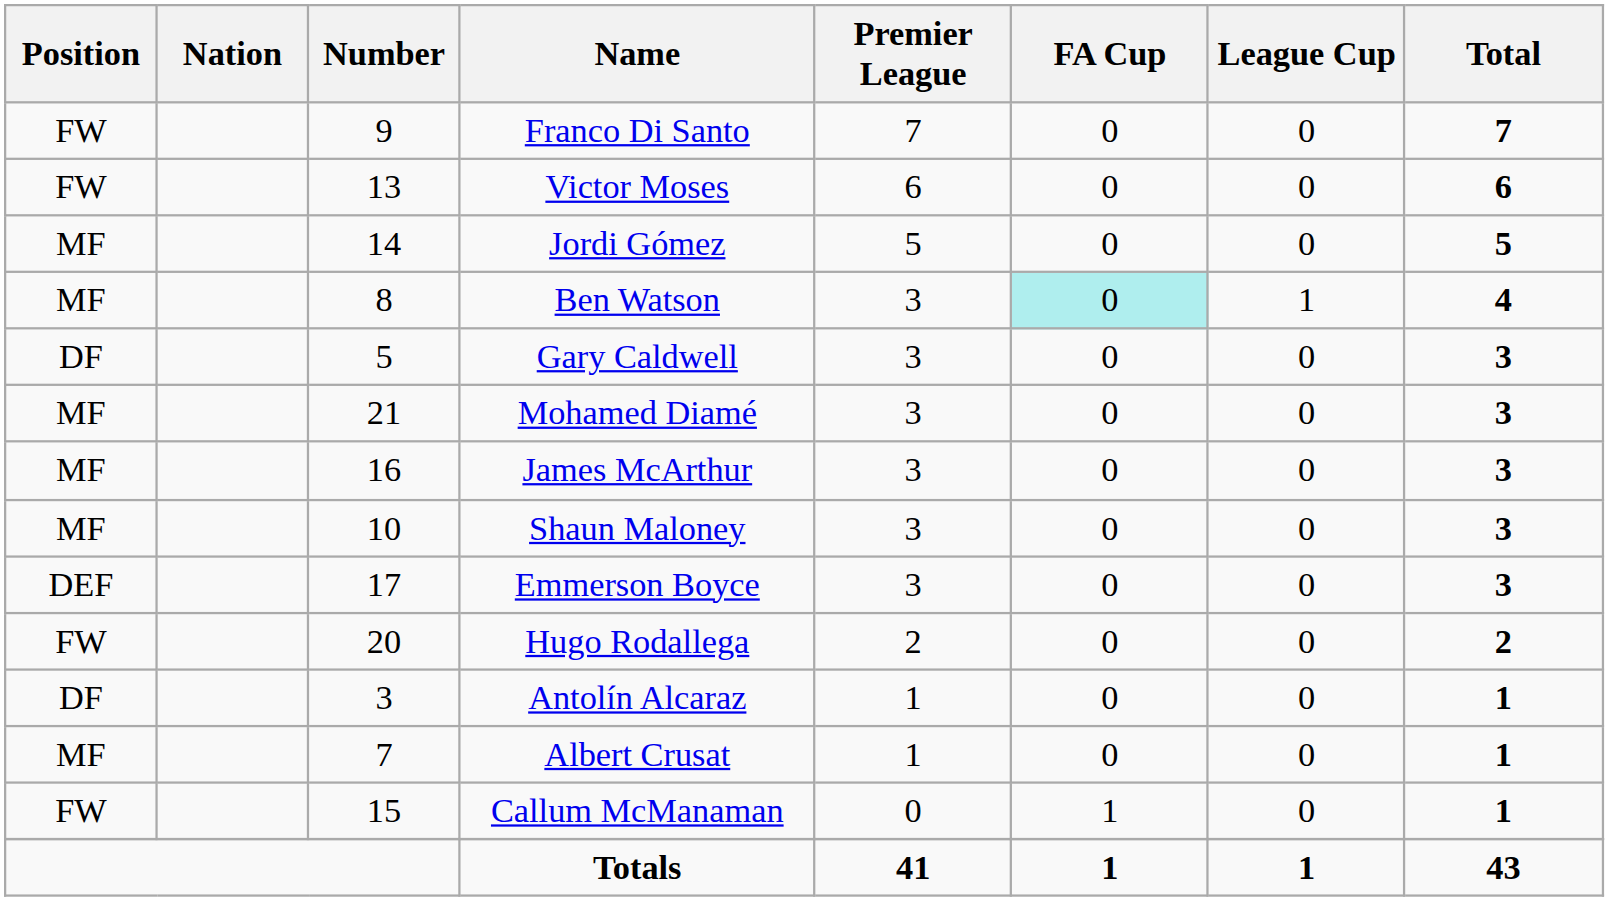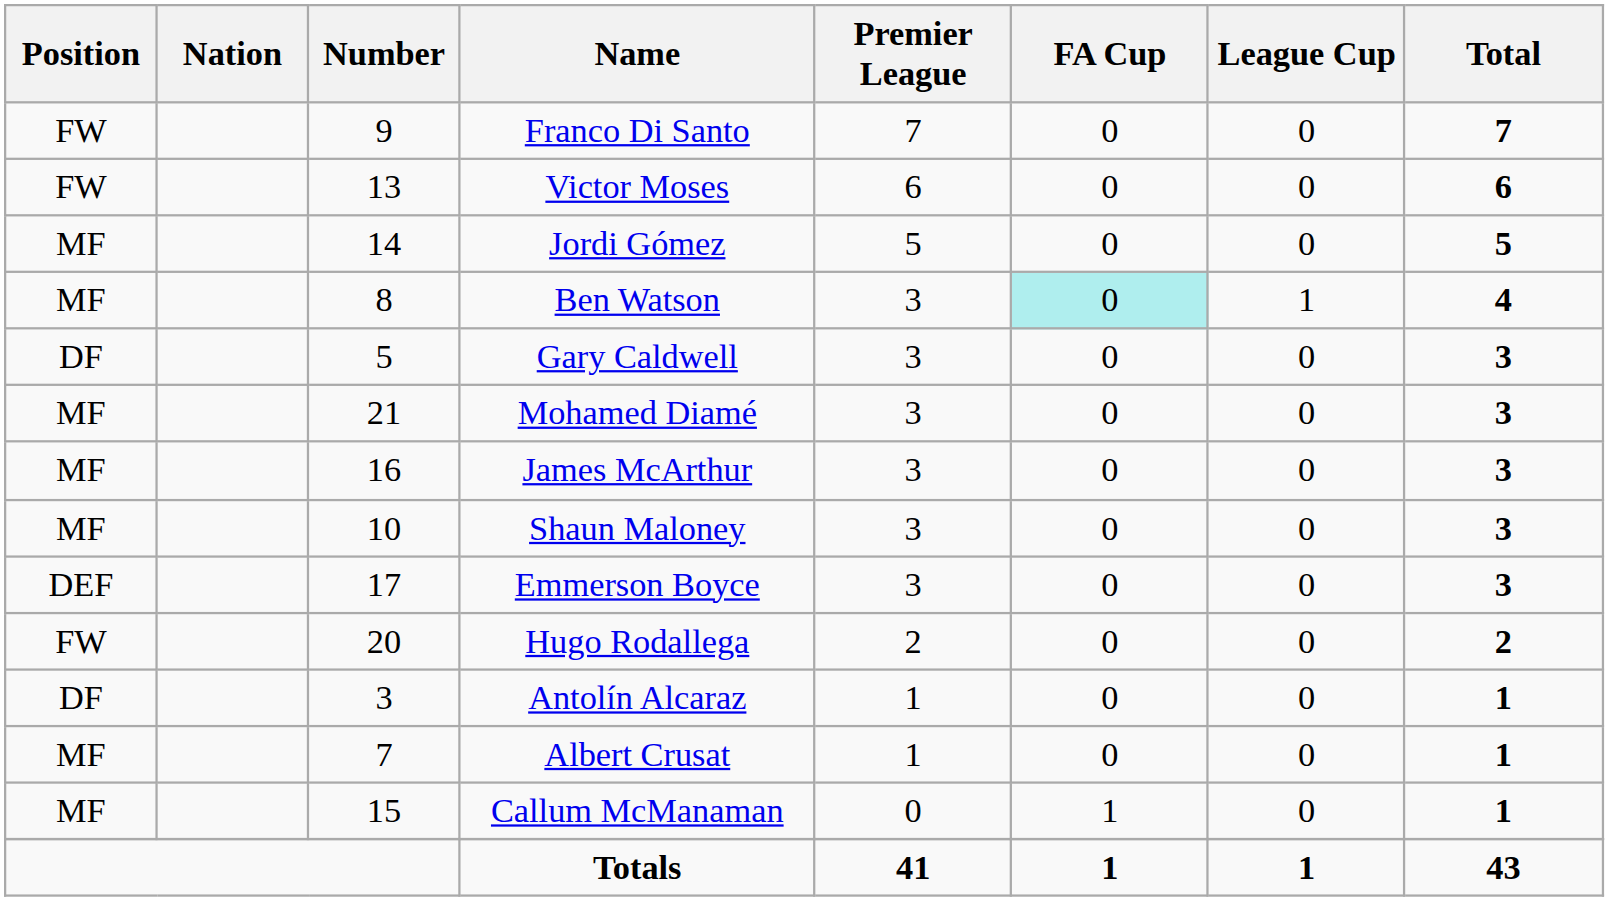(81, 810) FW -> (81, 810) MF
